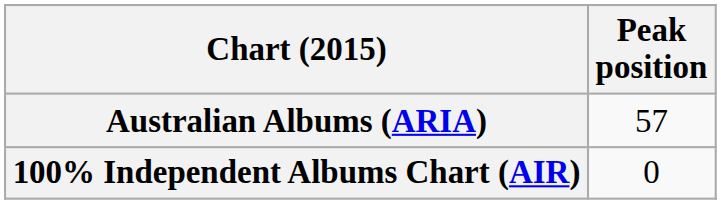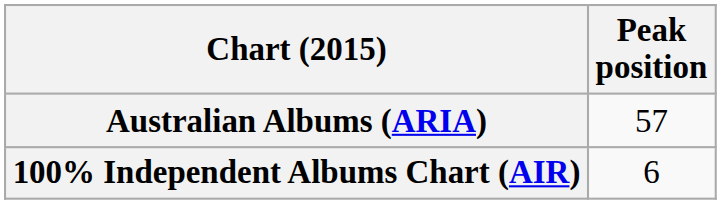(651, 172) 0 -> (651, 172) 6
